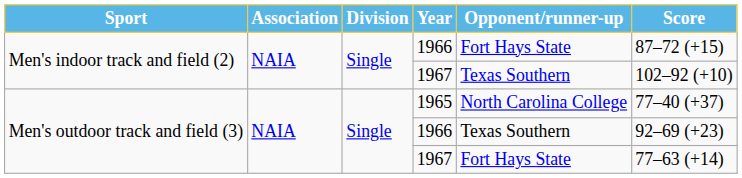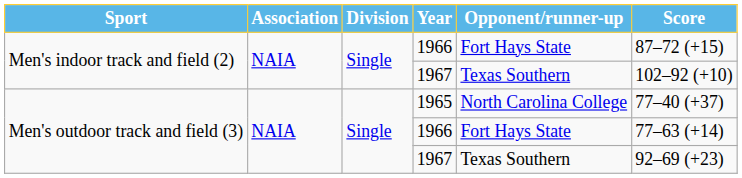(515, 131) Texas Southern -> (516, 131) Fort Hays State
(680, 131) 92–69 (+23) -> (680, 131) 77–63 (+14)
(516, 159) Fort Hays State -> (515, 159) Texas Southern
(680, 159) 77–63 (+14) -> (680, 159) 92–69 (+23)
